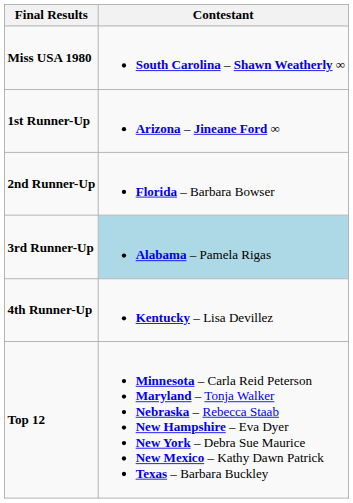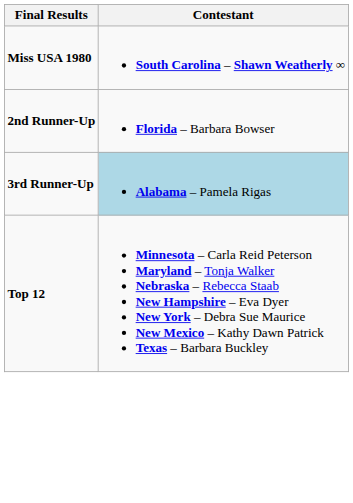- row: (49, 120)
- row: (50, 310)
